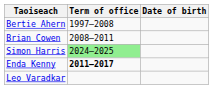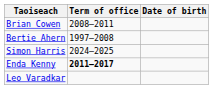rows swapped: (36, 24) <-> (33, 38)
(92, 51) lightgreen background -> (92, 51) no background
